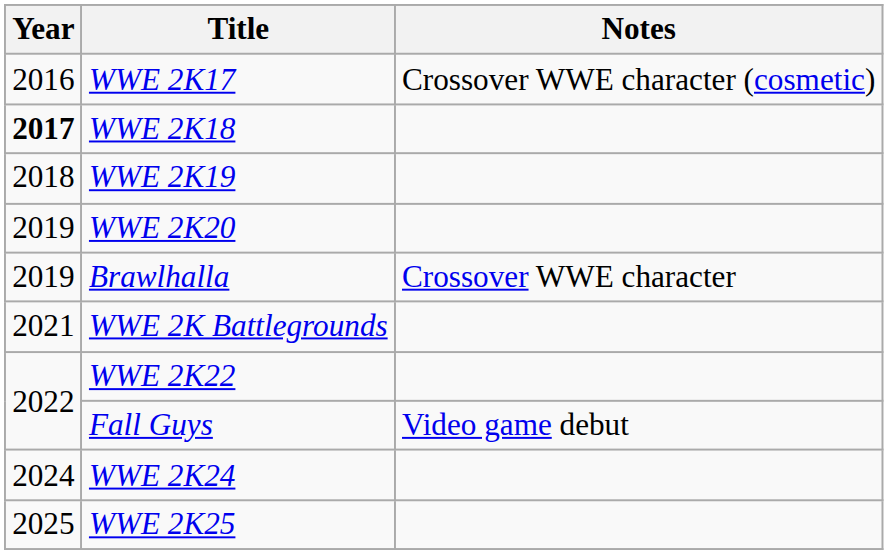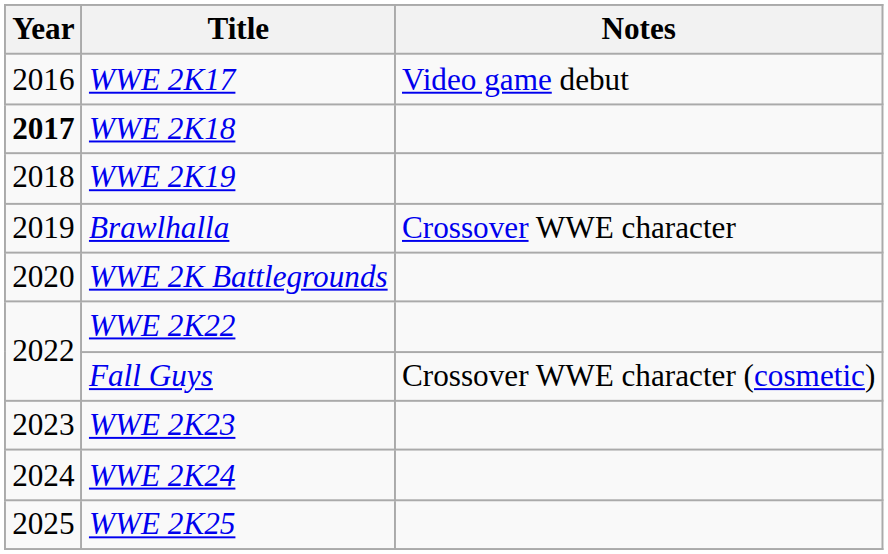(639, 78) Crossover WWE character (cosmetic) -> (515, 78) Video game debut
- row: (162, 227)
(43, 326) 2021 -> (43, 276) 2020
(515, 425) Video game debut -> (639, 375) Crossover WWE character (cosmetic)
+ row: (162, 425)
